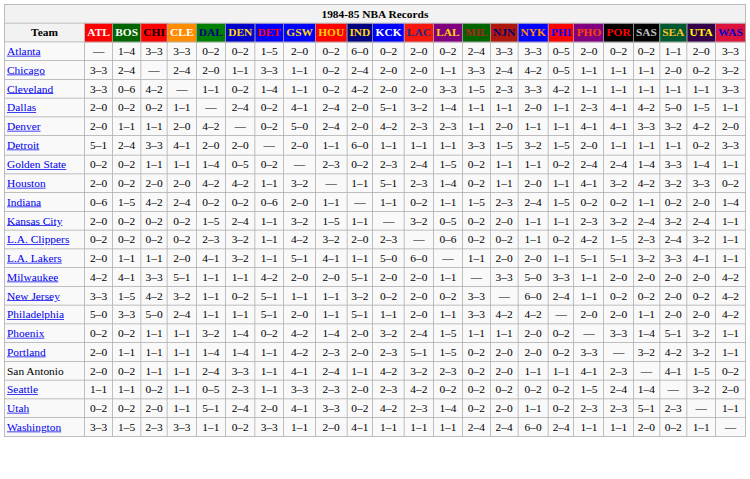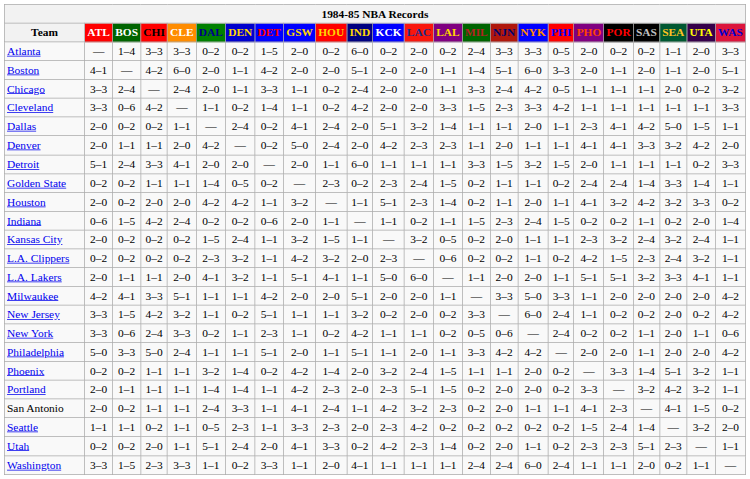+ row: (23, 70)
+ row: (30, 333)
